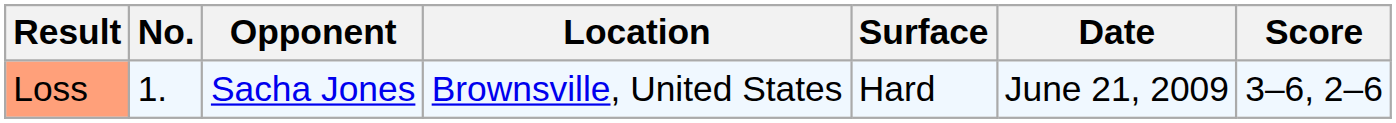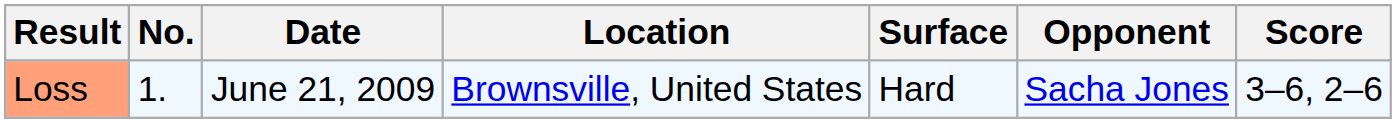columns swapped: (1117, 32) <-> (313, 32)
